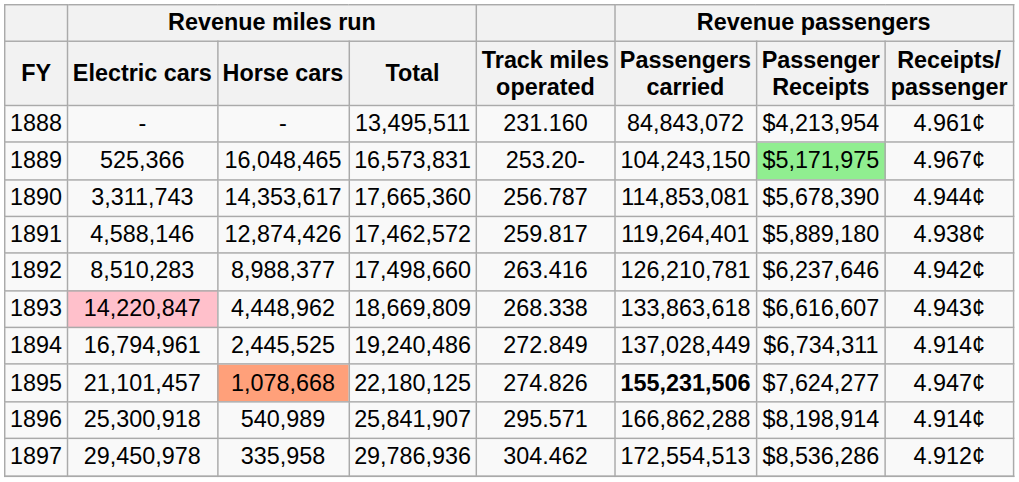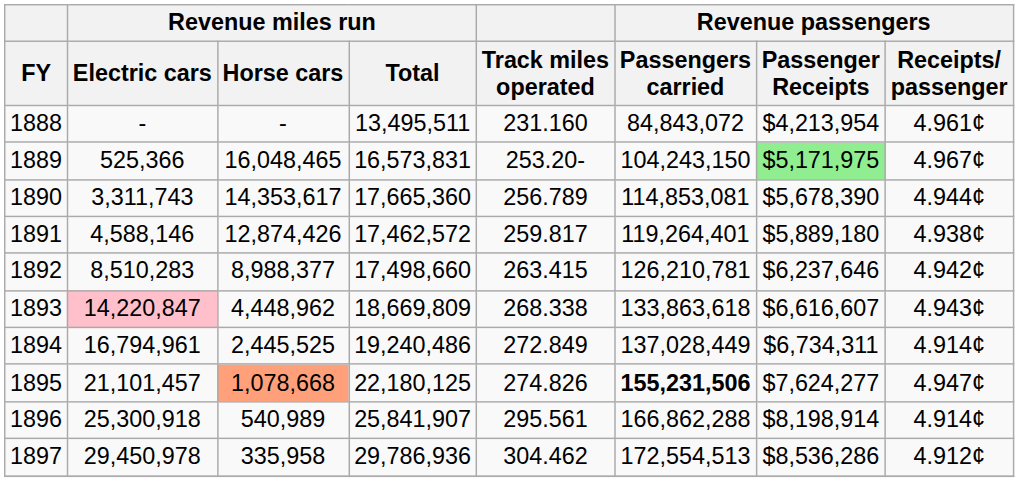(545, 197) 256.787 -> (545, 197) 256.789
(545, 271) 263.416 -> (545, 271) 263.415
(545, 419) 295.571 -> (545, 419) 295.561
